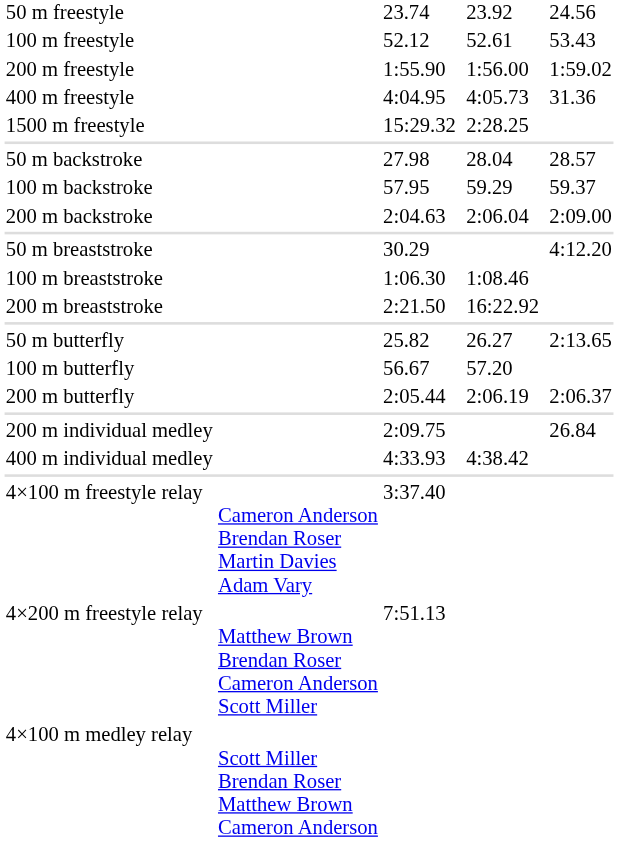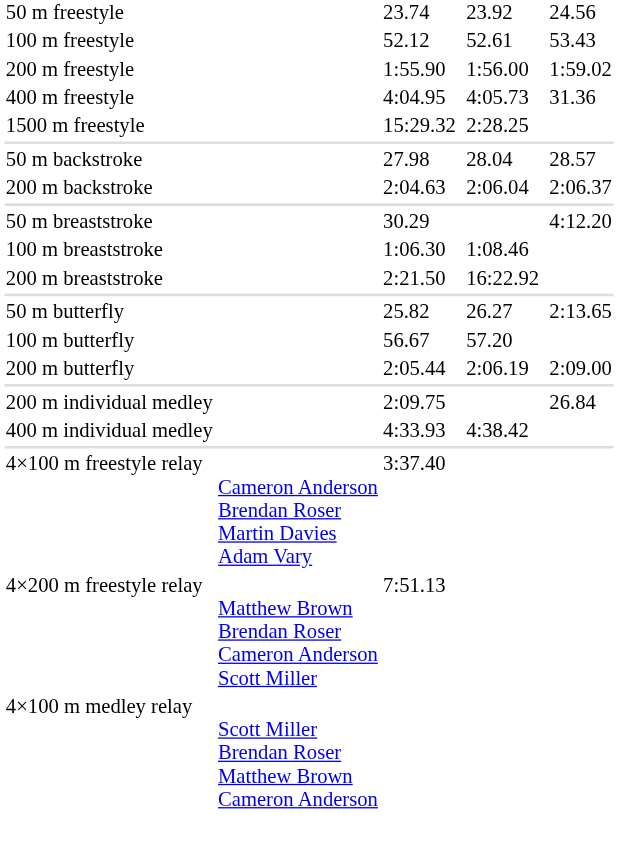- row: (79, 187)
(581, 216) 2:09.00 -> (581, 187) 2:06.37
(581, 396) 2:06.37 -> (581, 368) 2:09.00
